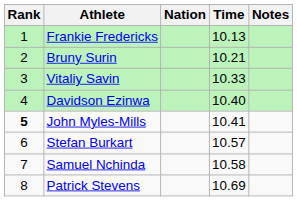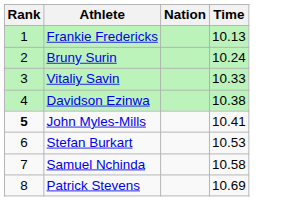- column: (271, 15)
(229, 57) 10.21 -> (229, 57) 10.24
(229, 100) 10.40 -> (229, 100) 10.38
(229, 143) 10.57 -> (229, 143) 10.53
